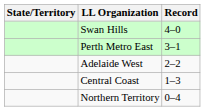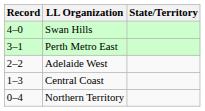columns swapped: (41, 13) <-> (181, 13)
